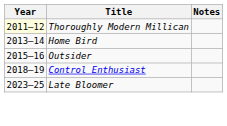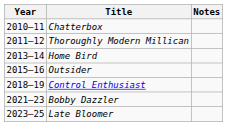+ row: (76, 26)
(25, 26) lightyellow background -> (25, 41) no background
+ row: (84, 99)
